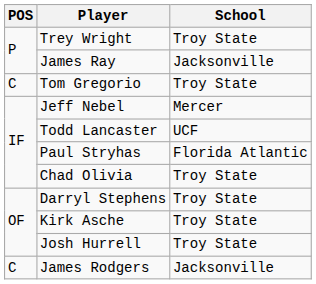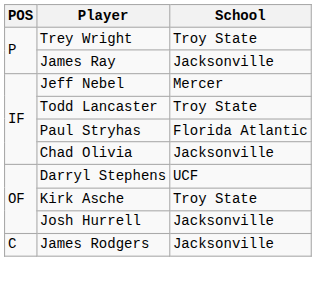- row: (90, 85)
(186, 130) UCF -> (215, 108) Troy State
(215, 176) Troy State -> (223, 153) Jacksonville
(215, 199) Troy State -> (186, 176) UCF
(215, 245) Troy State -> (223, 222) Jacksonville
